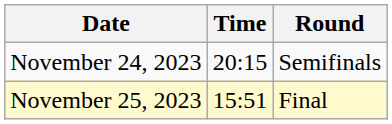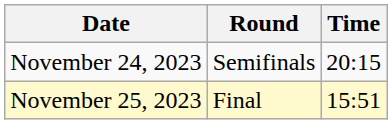columns swapped: (240, 23) <-> (330, 23)
